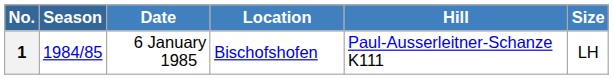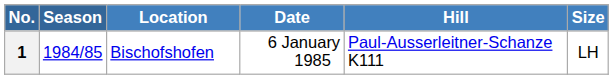columns swapped: (158, 17) <-> (277, 17)
